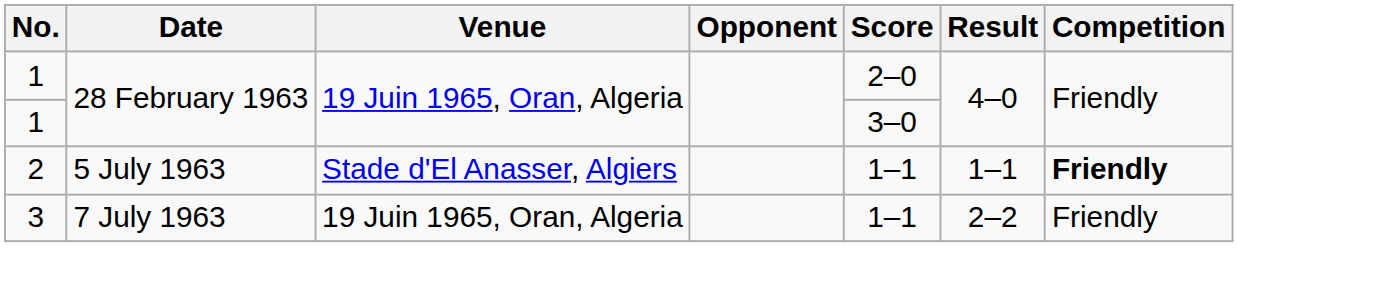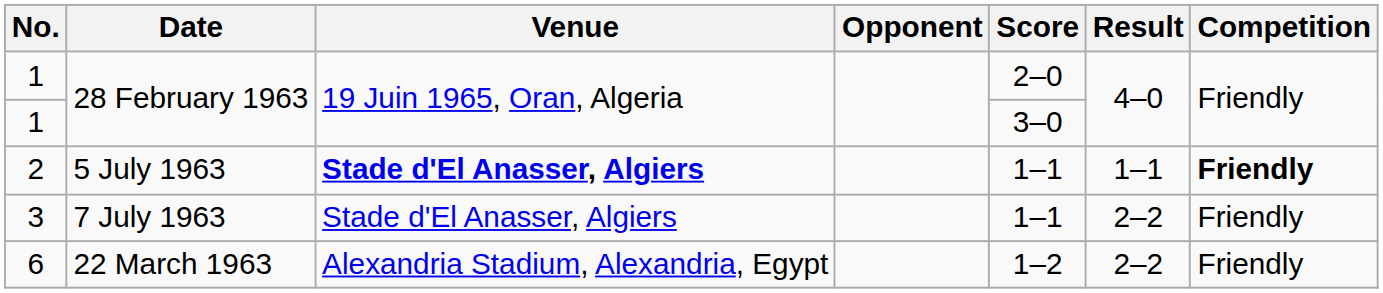(500, 169) normal -> (513, 169) bold
(502, 216) 19 Juin 1965, Oran, Algeria -> (500, 216) Stade d'El Anasser, Algiers
+ row: (36, 264)
